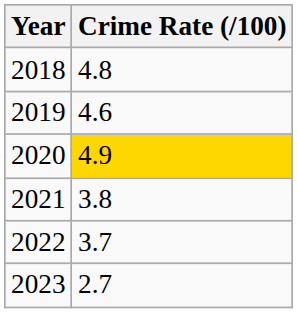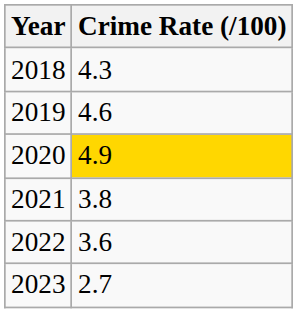(95, 69) 4.8 -> (95, 69) 4.3
(95, 241) 3.7 -> (95, 241) 3.6
